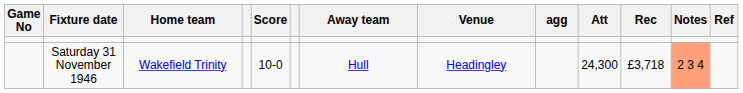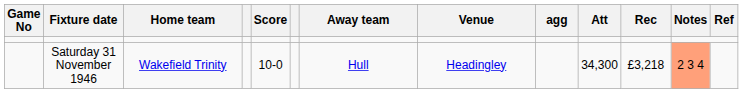(599, 65) 24,300 -> (599, 65) 34,300
(646, 65) £3,718 -> (646, 65) £3,218
